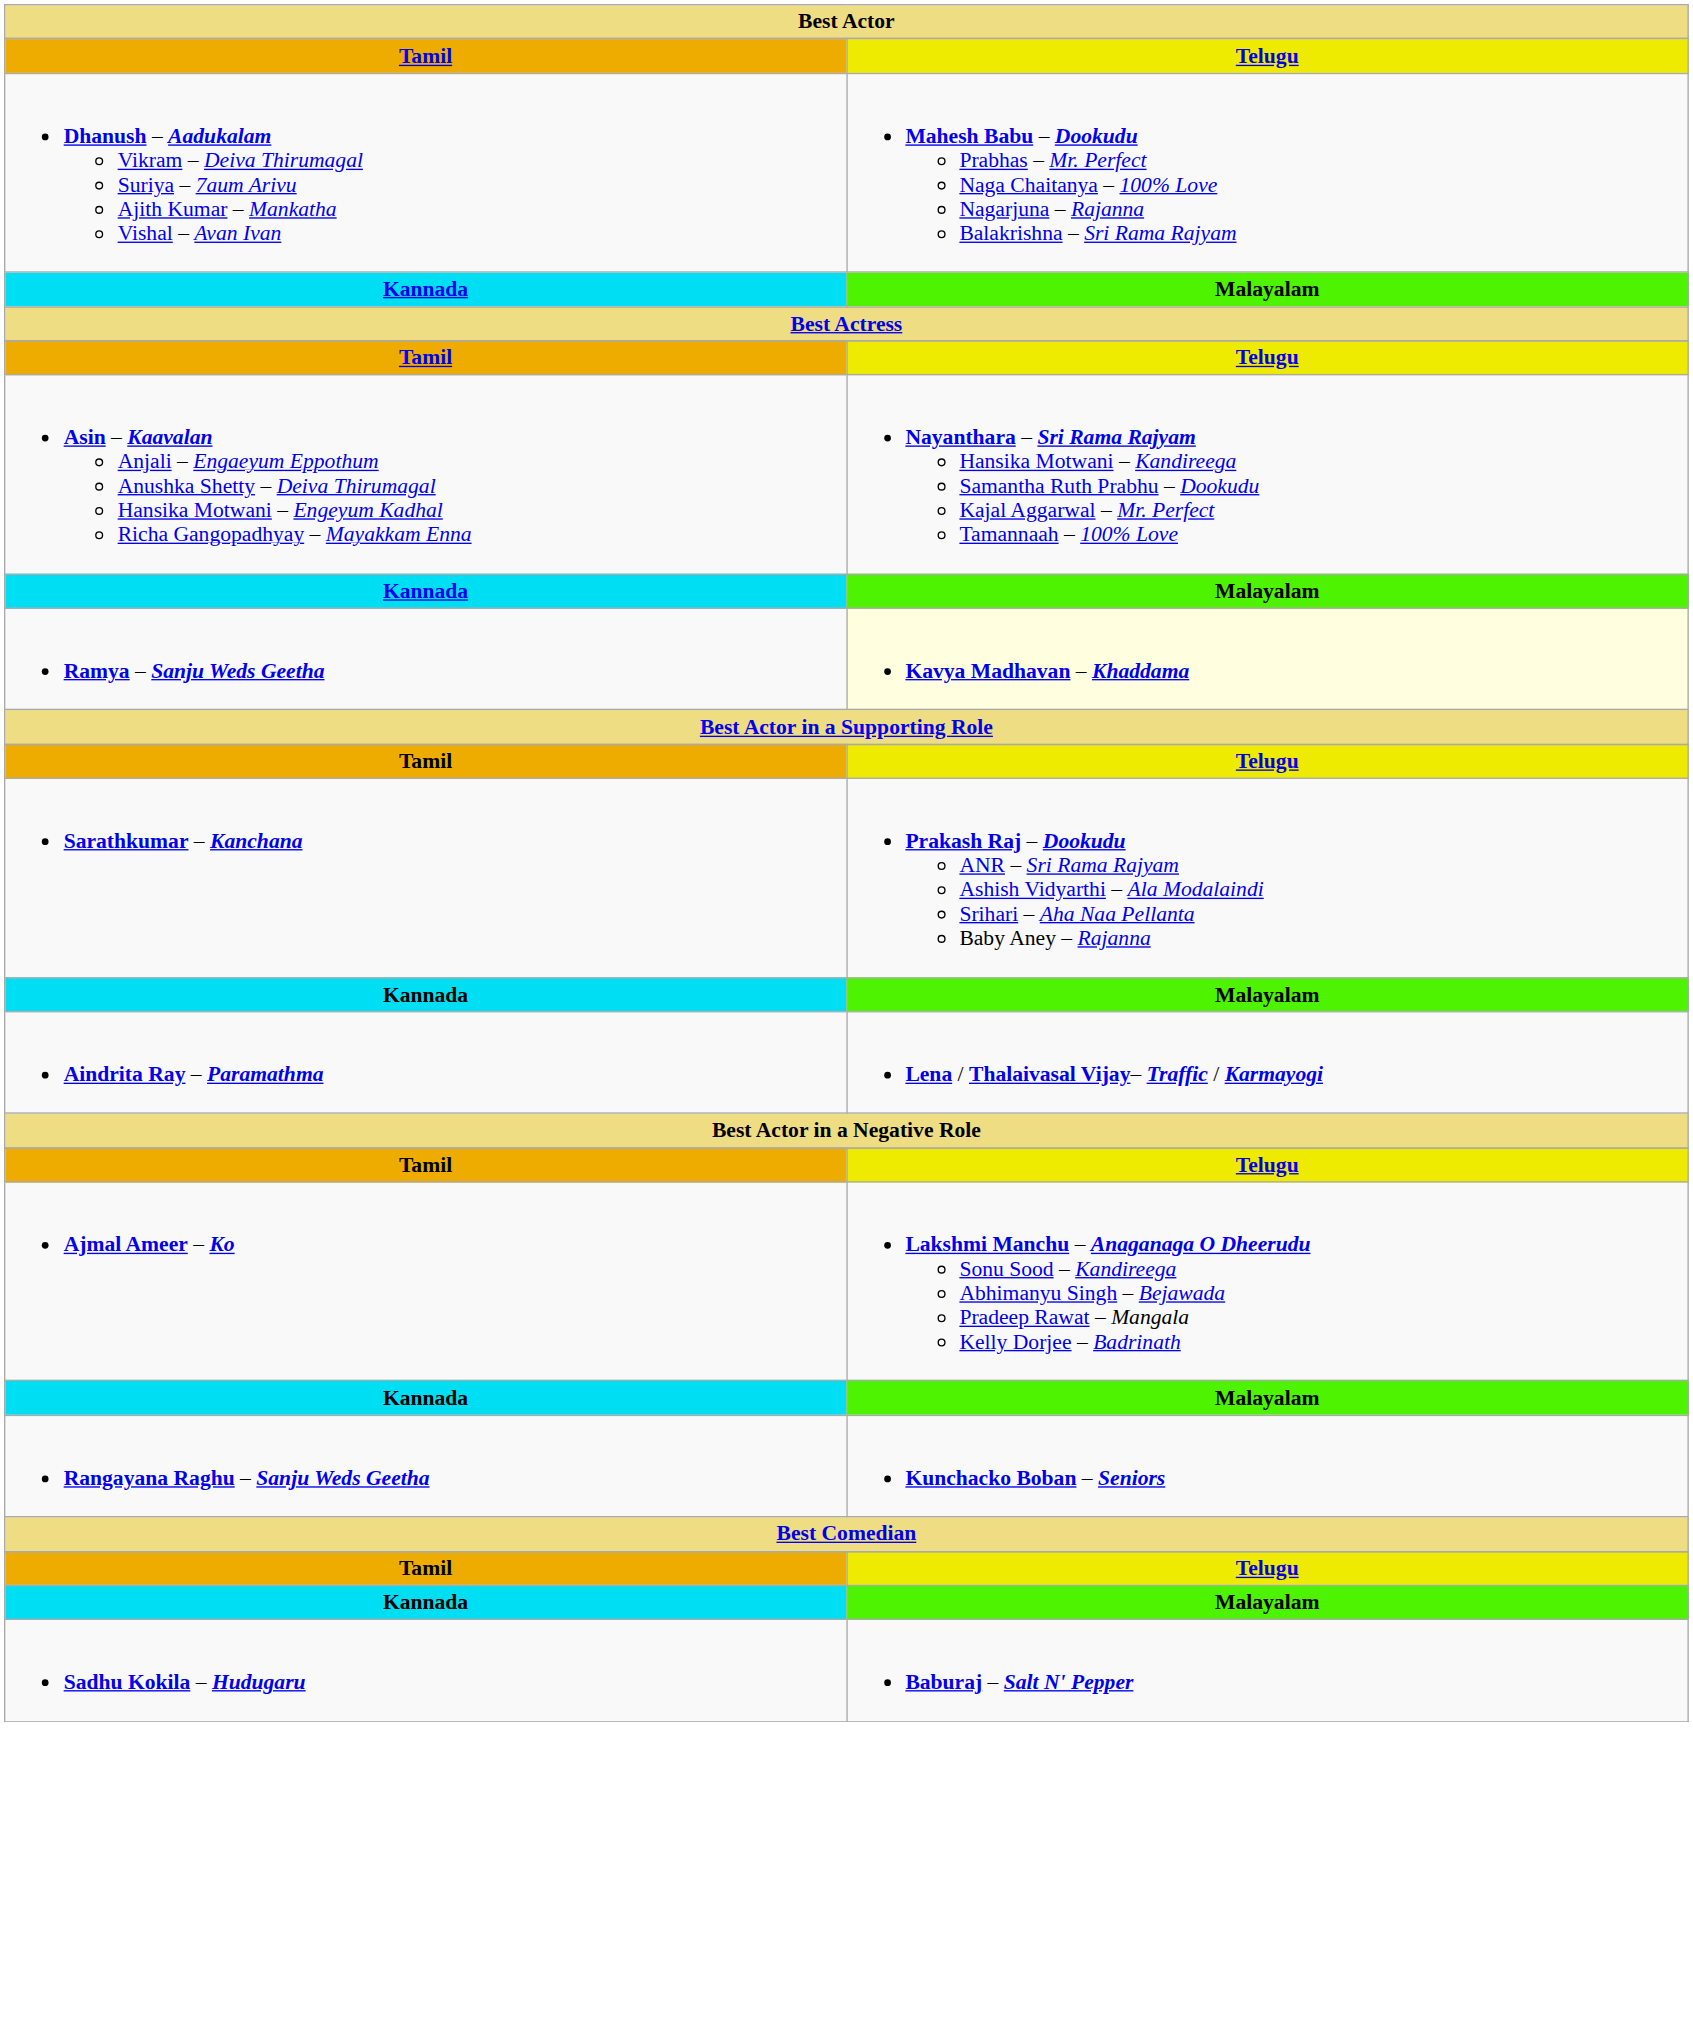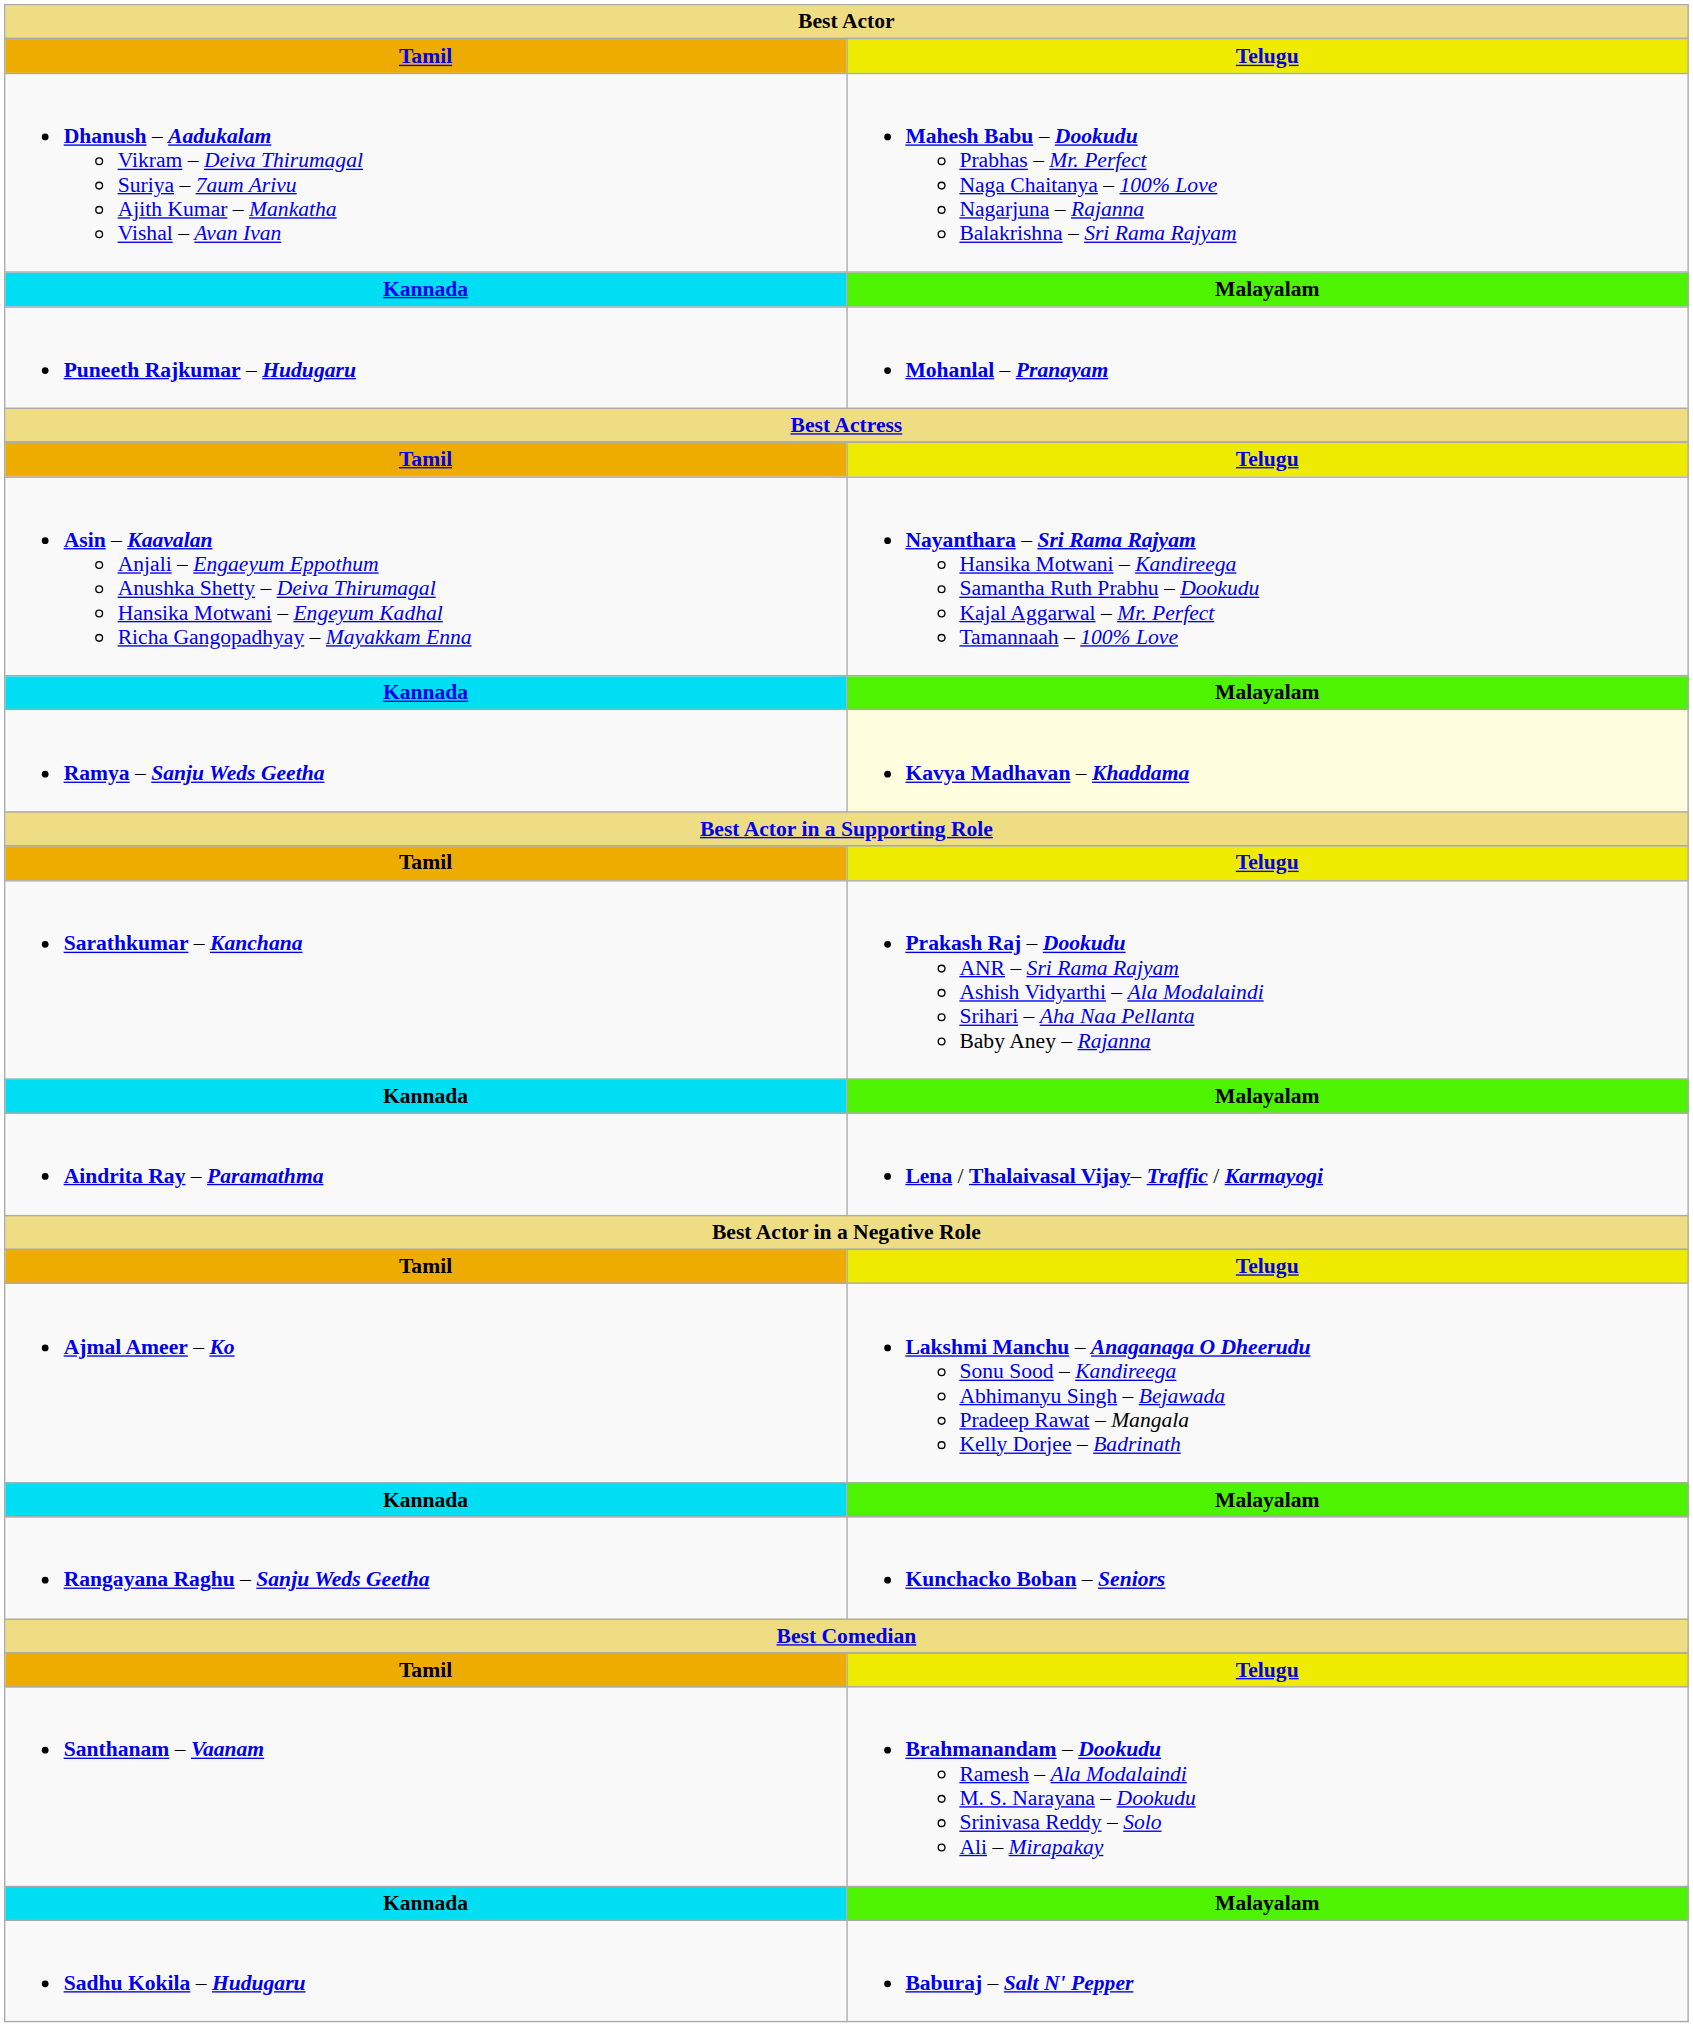+ row: (426, 369)
+ row: (426, 1750)
